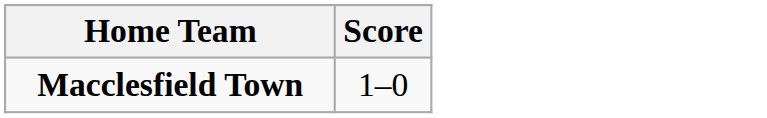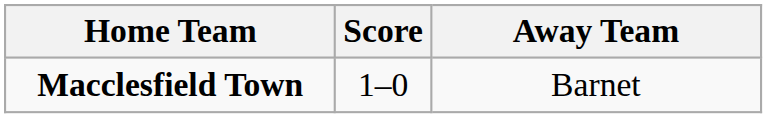+ column: (596, 31)
